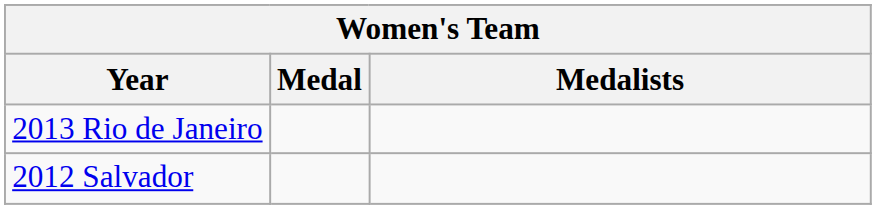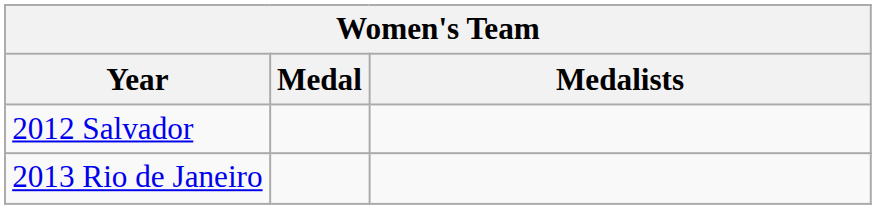rows swapped: (103, 177) <-> (137, 128)
